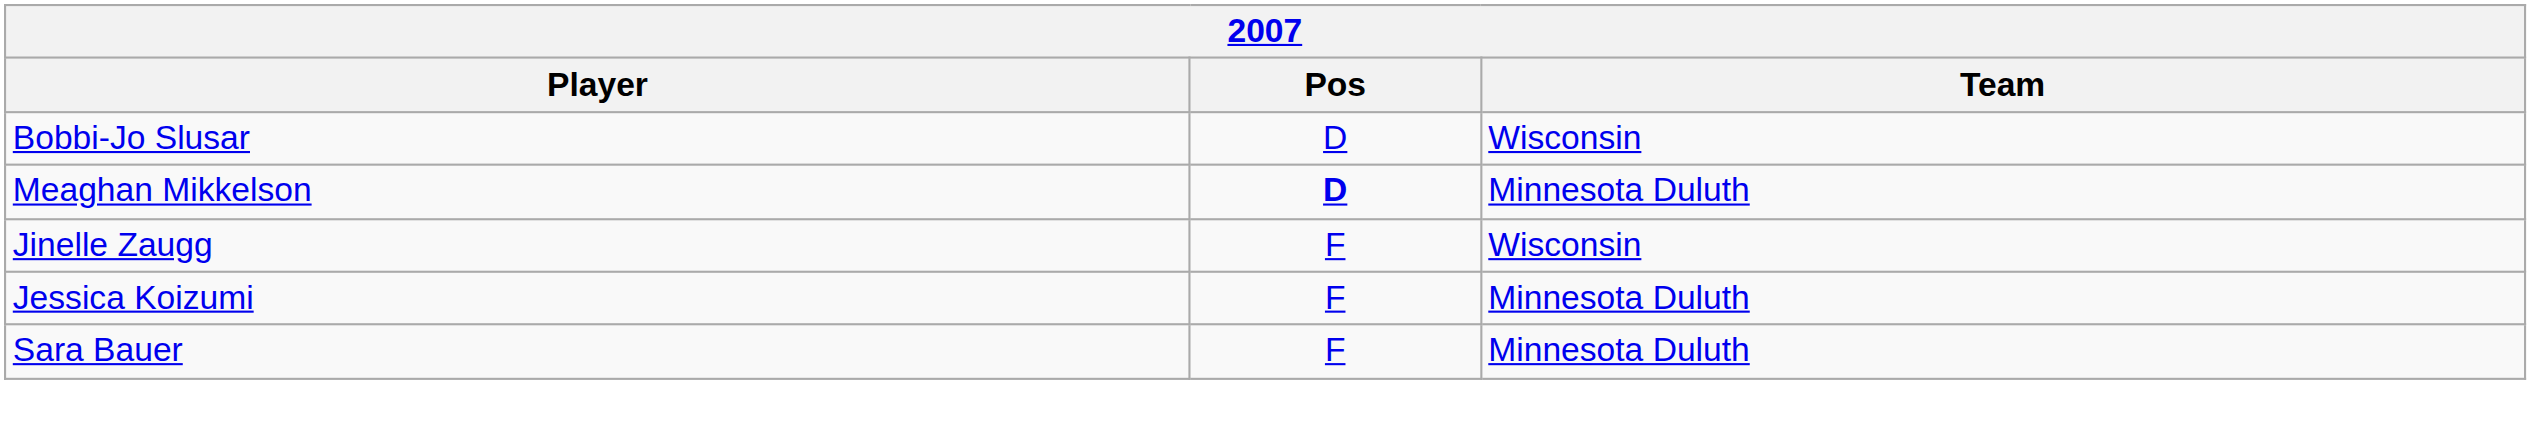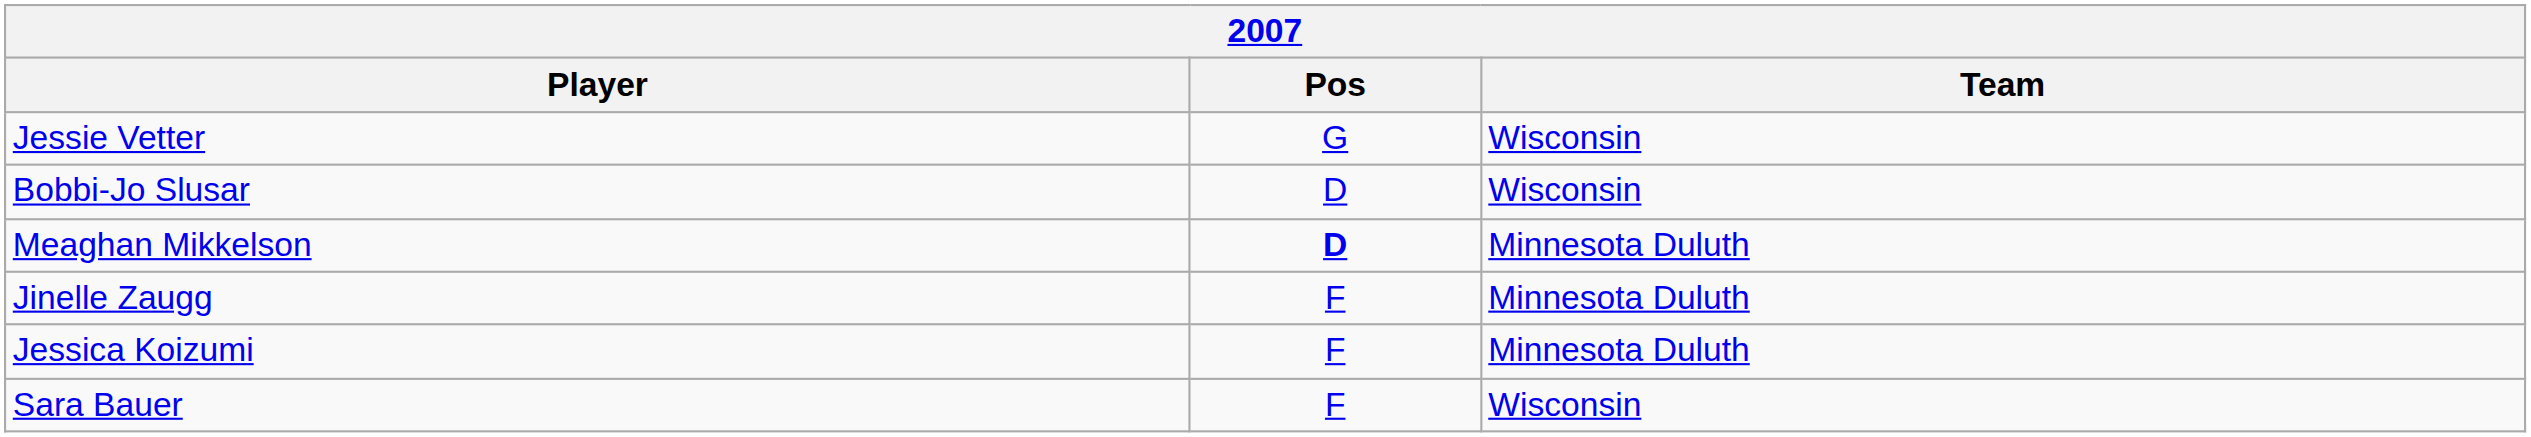+ row: (109, 137)
(1565, 244) Wisconsin -> (1619, 297) Minnesota Duluth
(1619, 350) Minnesota Duluth -> (1565, 404) Wisconsin
